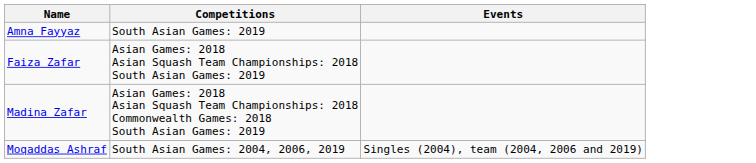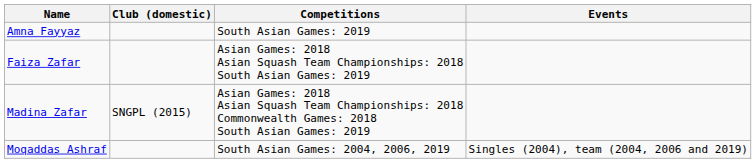+ column: (162, 13)
